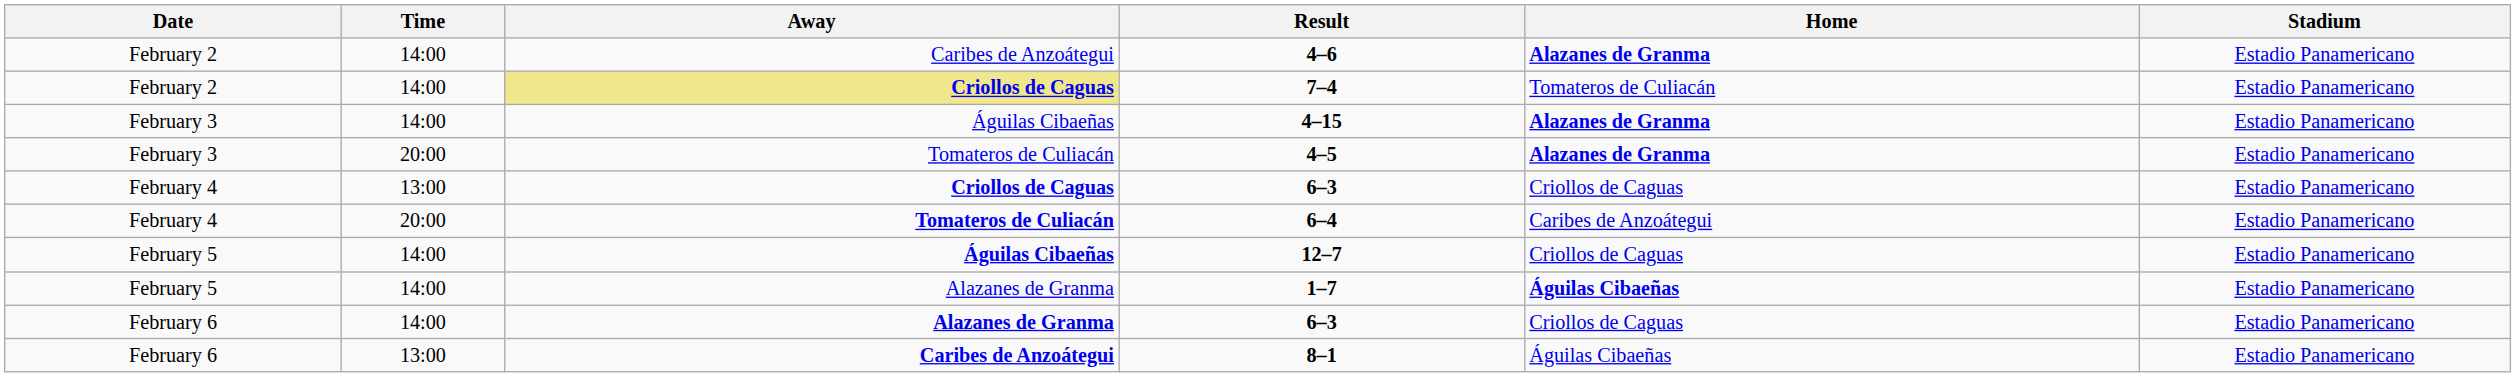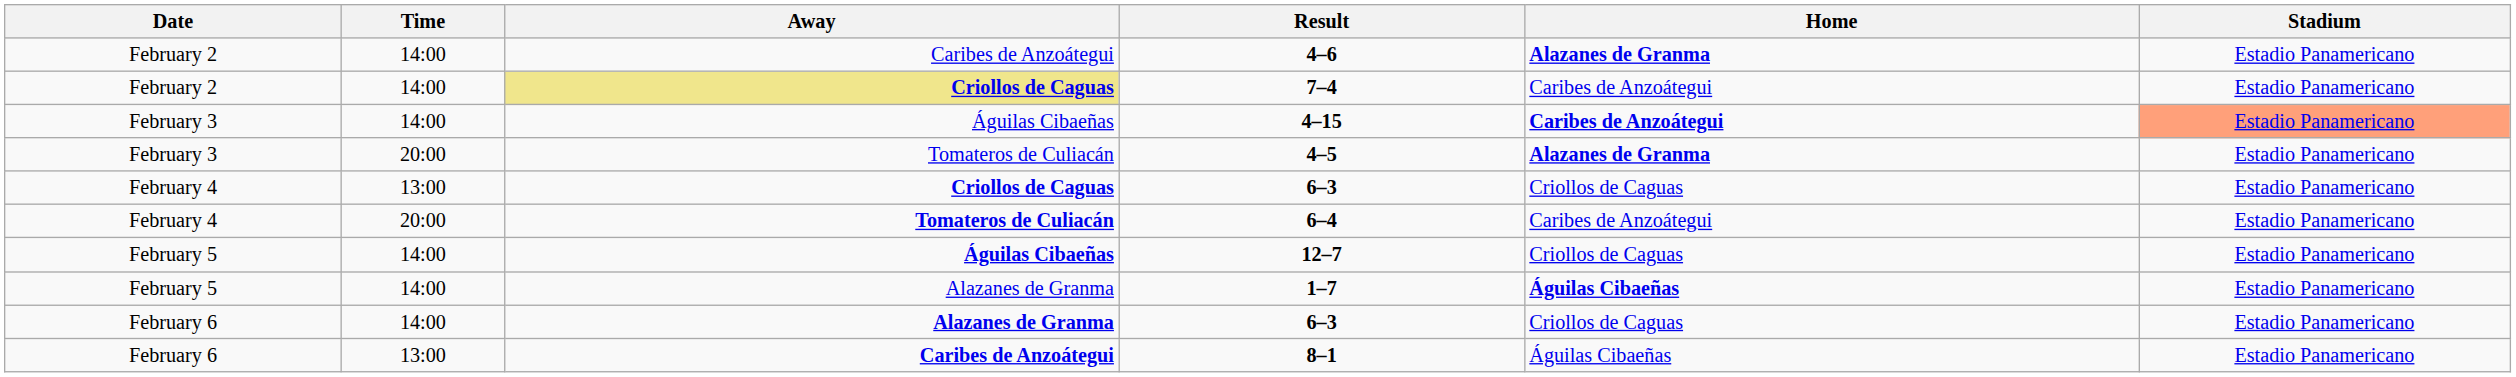(1622, 88) Tomateros de Culiacán -> (1621, 88) Caribes de Anzoátegui
(1620, 121) Alazanes de Granma -> (1626, 121) Caribes de Anzoátegui
(2324, 121) no background -> (2324, 121) lightsalmon background
